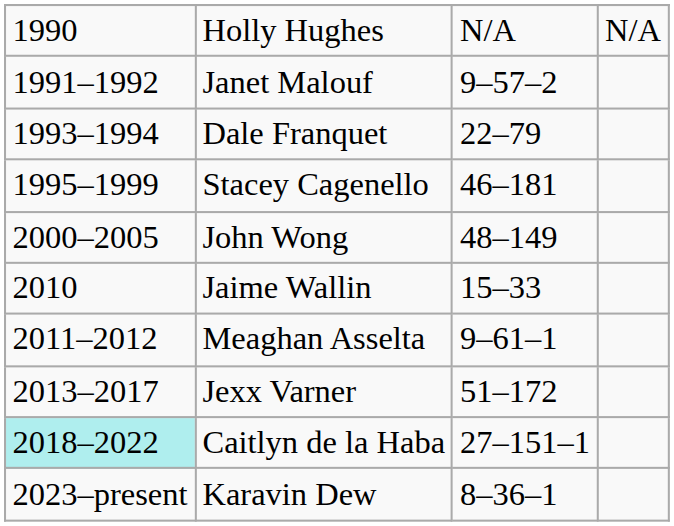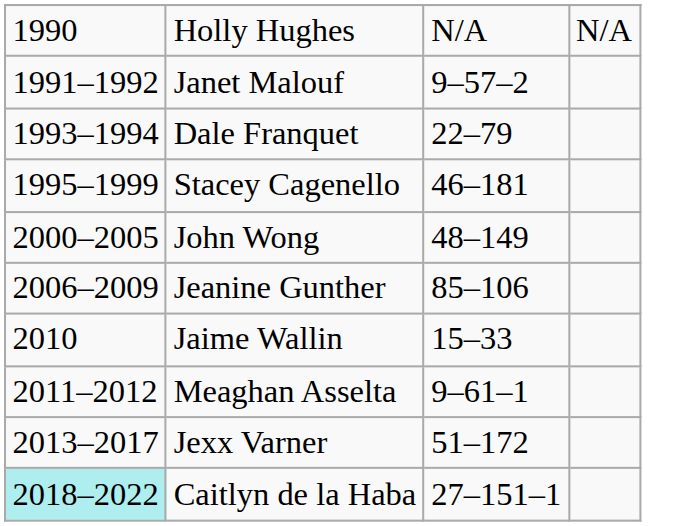+ row: (280, 287)
- row: (290, 493)
